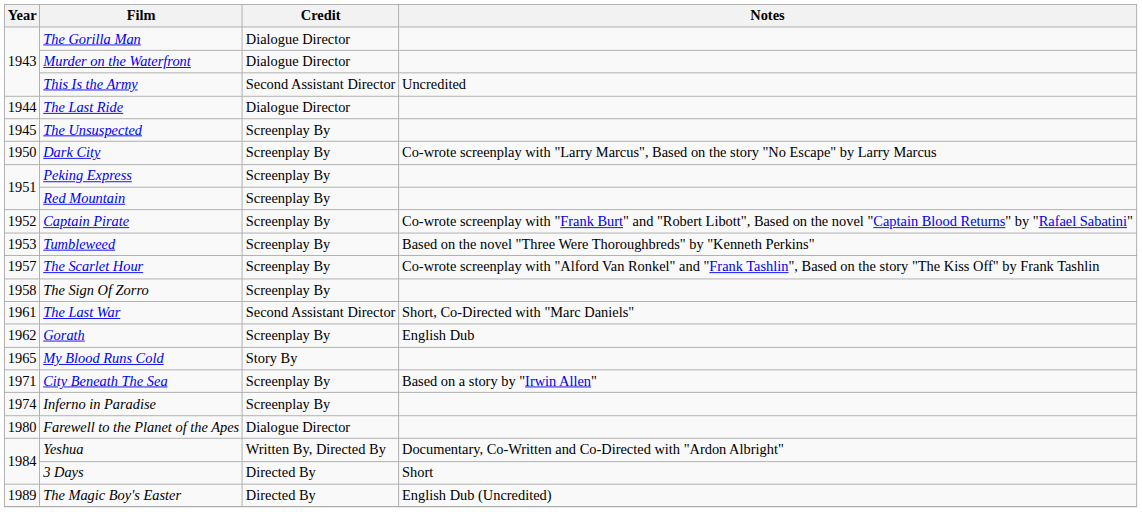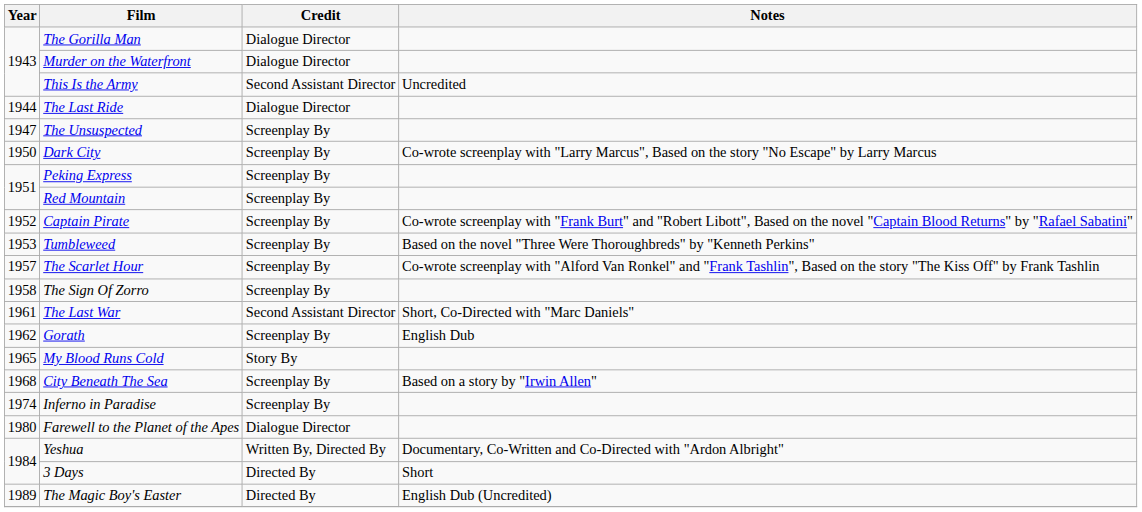(22, 130) 1945 -> (22, 130) 1947
(22, 381) 1971 -> (22, 381) 1968
